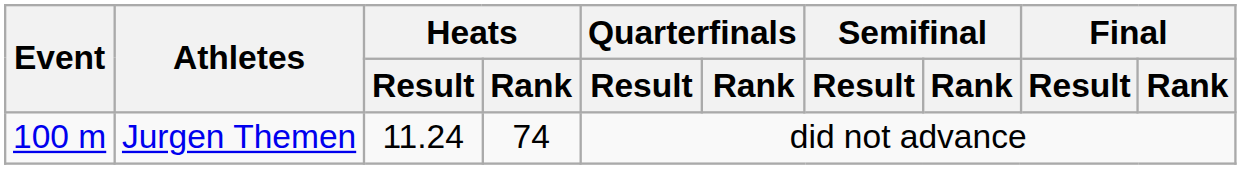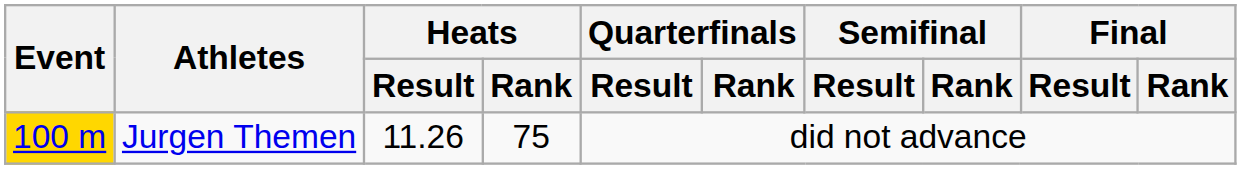(60, 138) no background -> (60, 138) gold background
(423, 138) 11.24 -> (423, 138) 11.26
(531, 138) 74 -> (531, 138) 75
